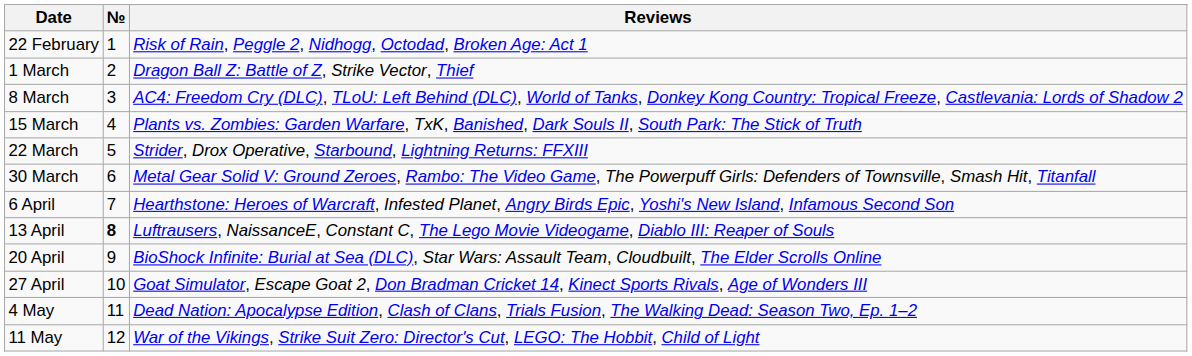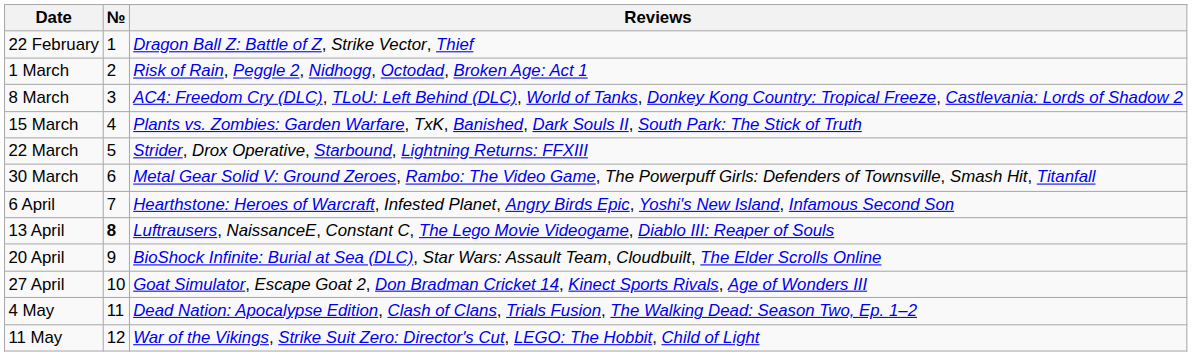(360, 44) Risk of Rain, Peggle 2, Nidhogg, Octodad, Broken Age: Act 1 -> (303, 44) Dragon Ball Z: Battle of Z, Strike Vector, Thief
(303, 71) Dragon Ball Z: Battle of Z, Strike Vector, Thief -> (360, 71) Risk of Rain, Peggle 2, Nidhogg, Octodad, Broken Age: Act 1
